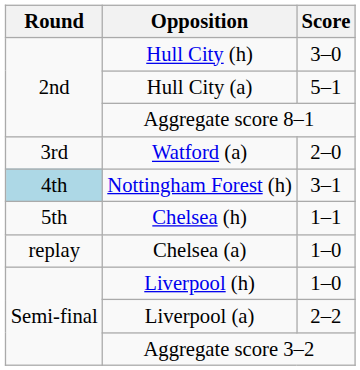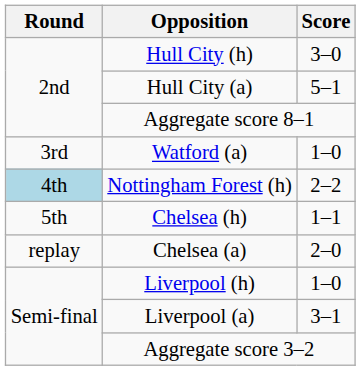(326, 152) 2–0 -> (326, 152) 1–0
(326, 185) 3–1 -> (326, 185) 2–2
(326, 250) 1–0 -> (326, 250) 2–0
(326, 316) 2–2 -> (326, 316) 3–1
